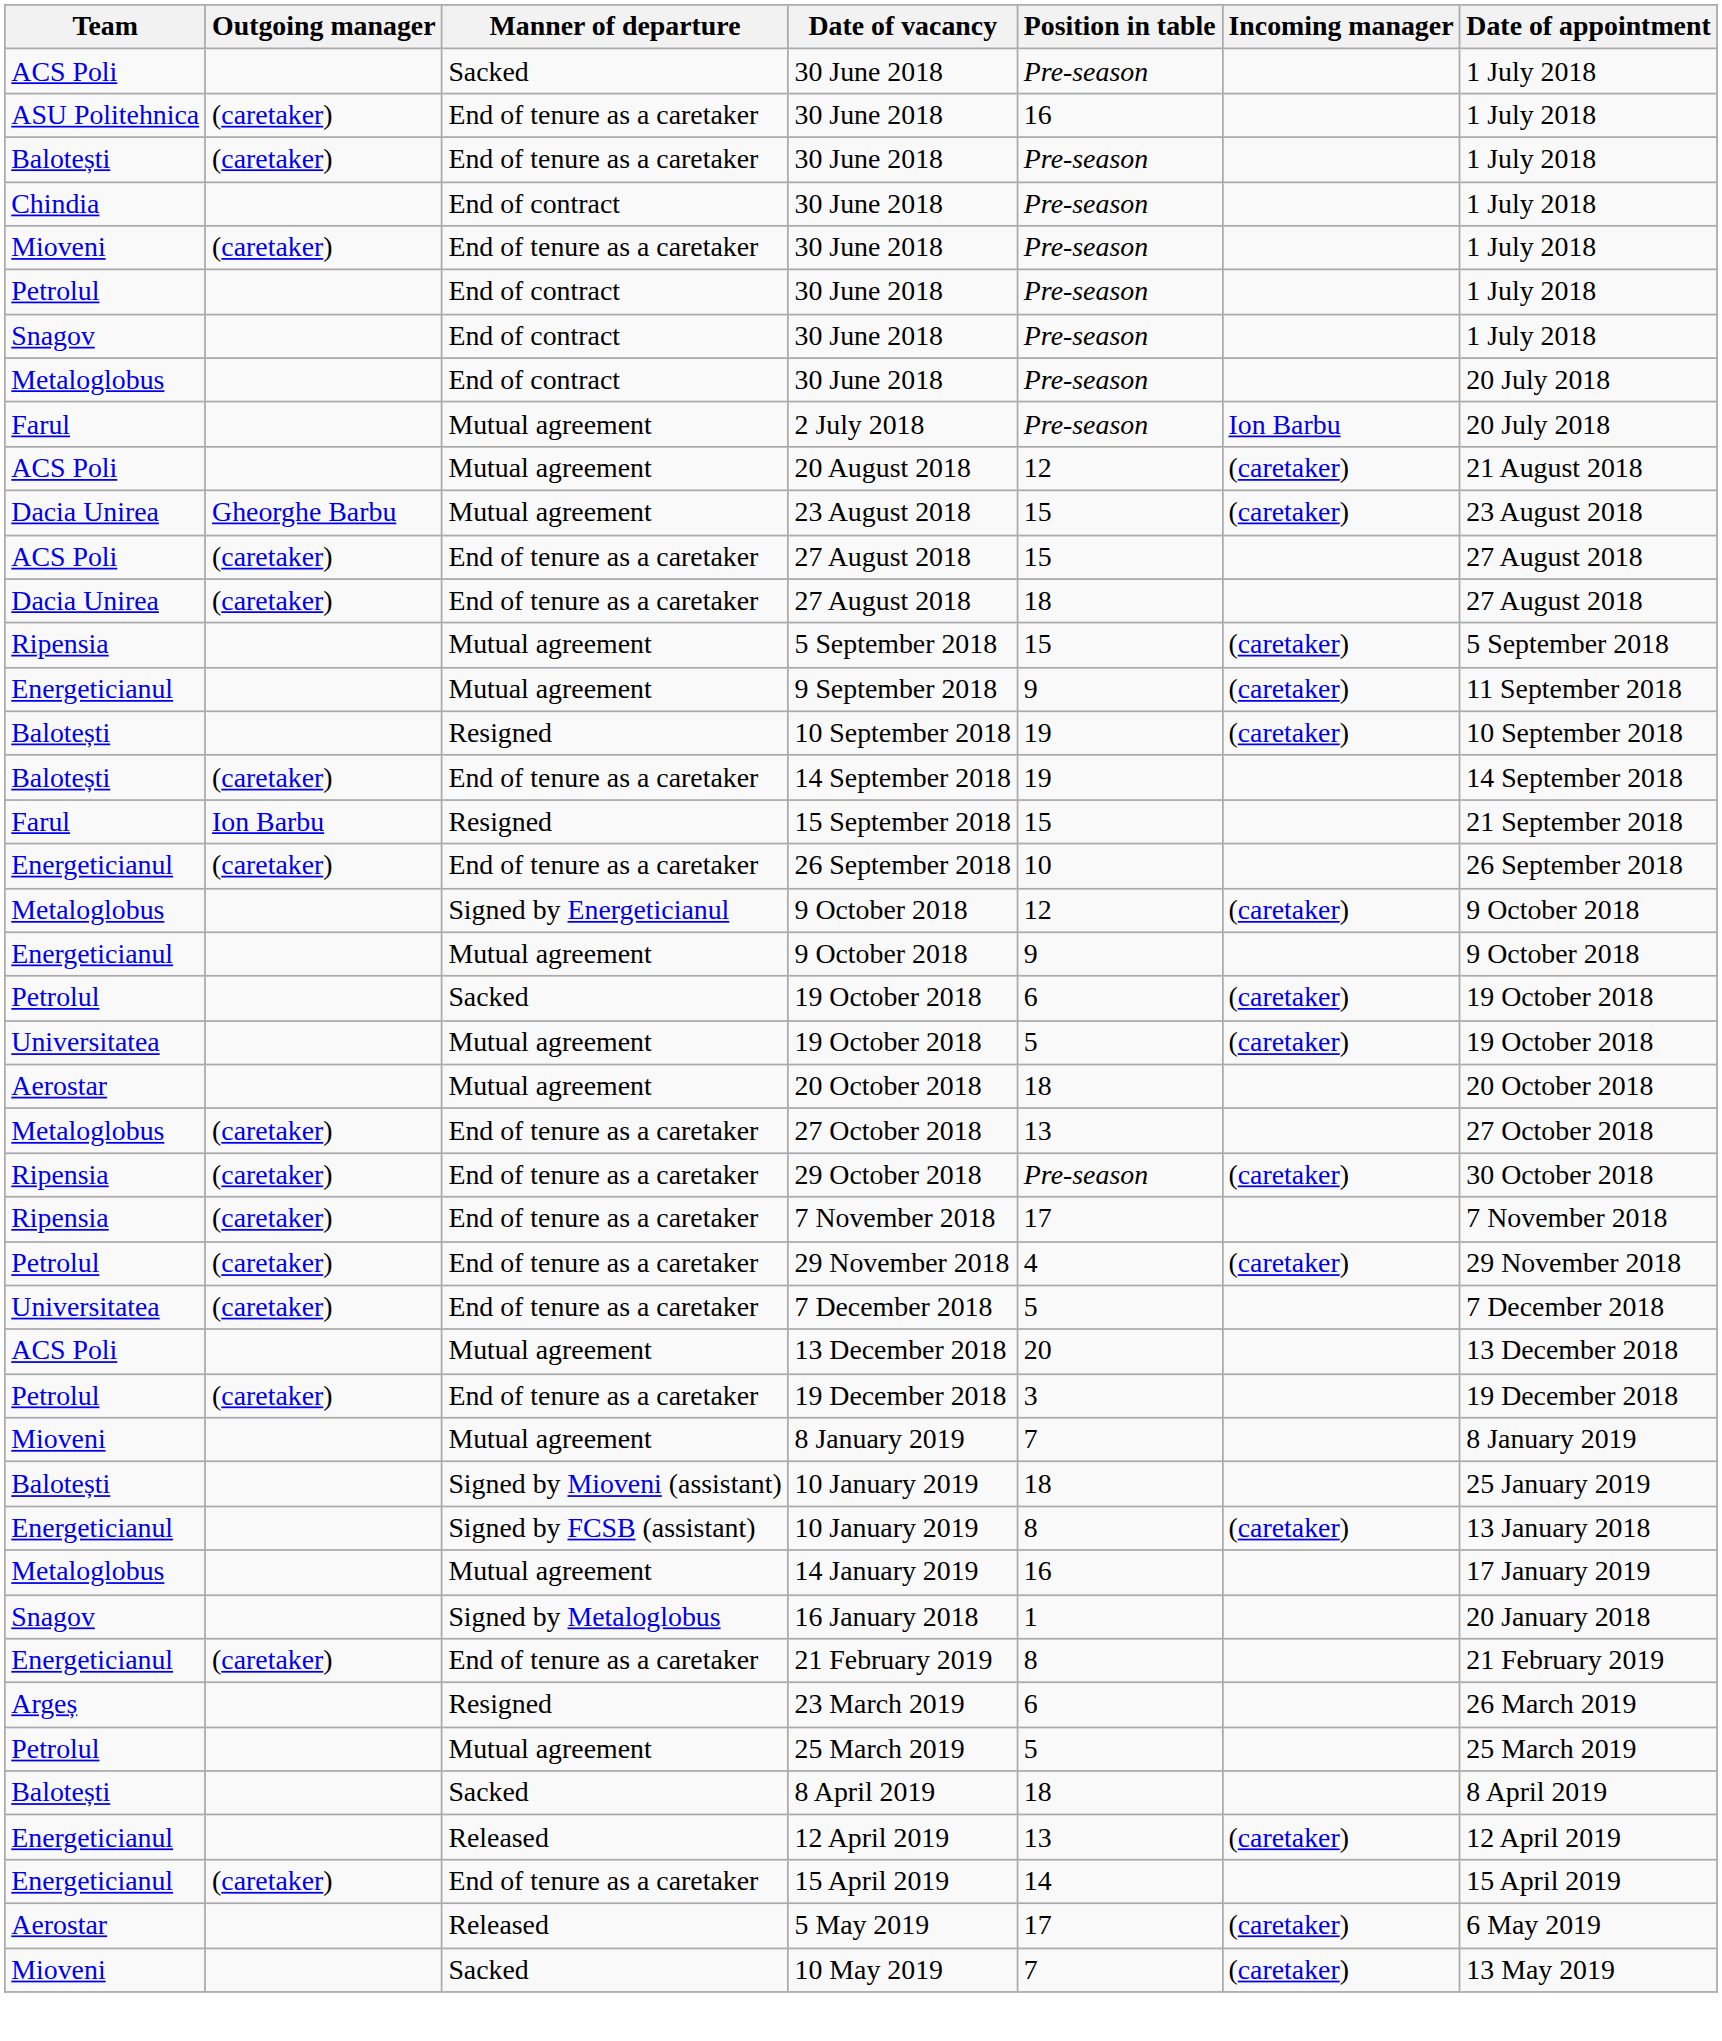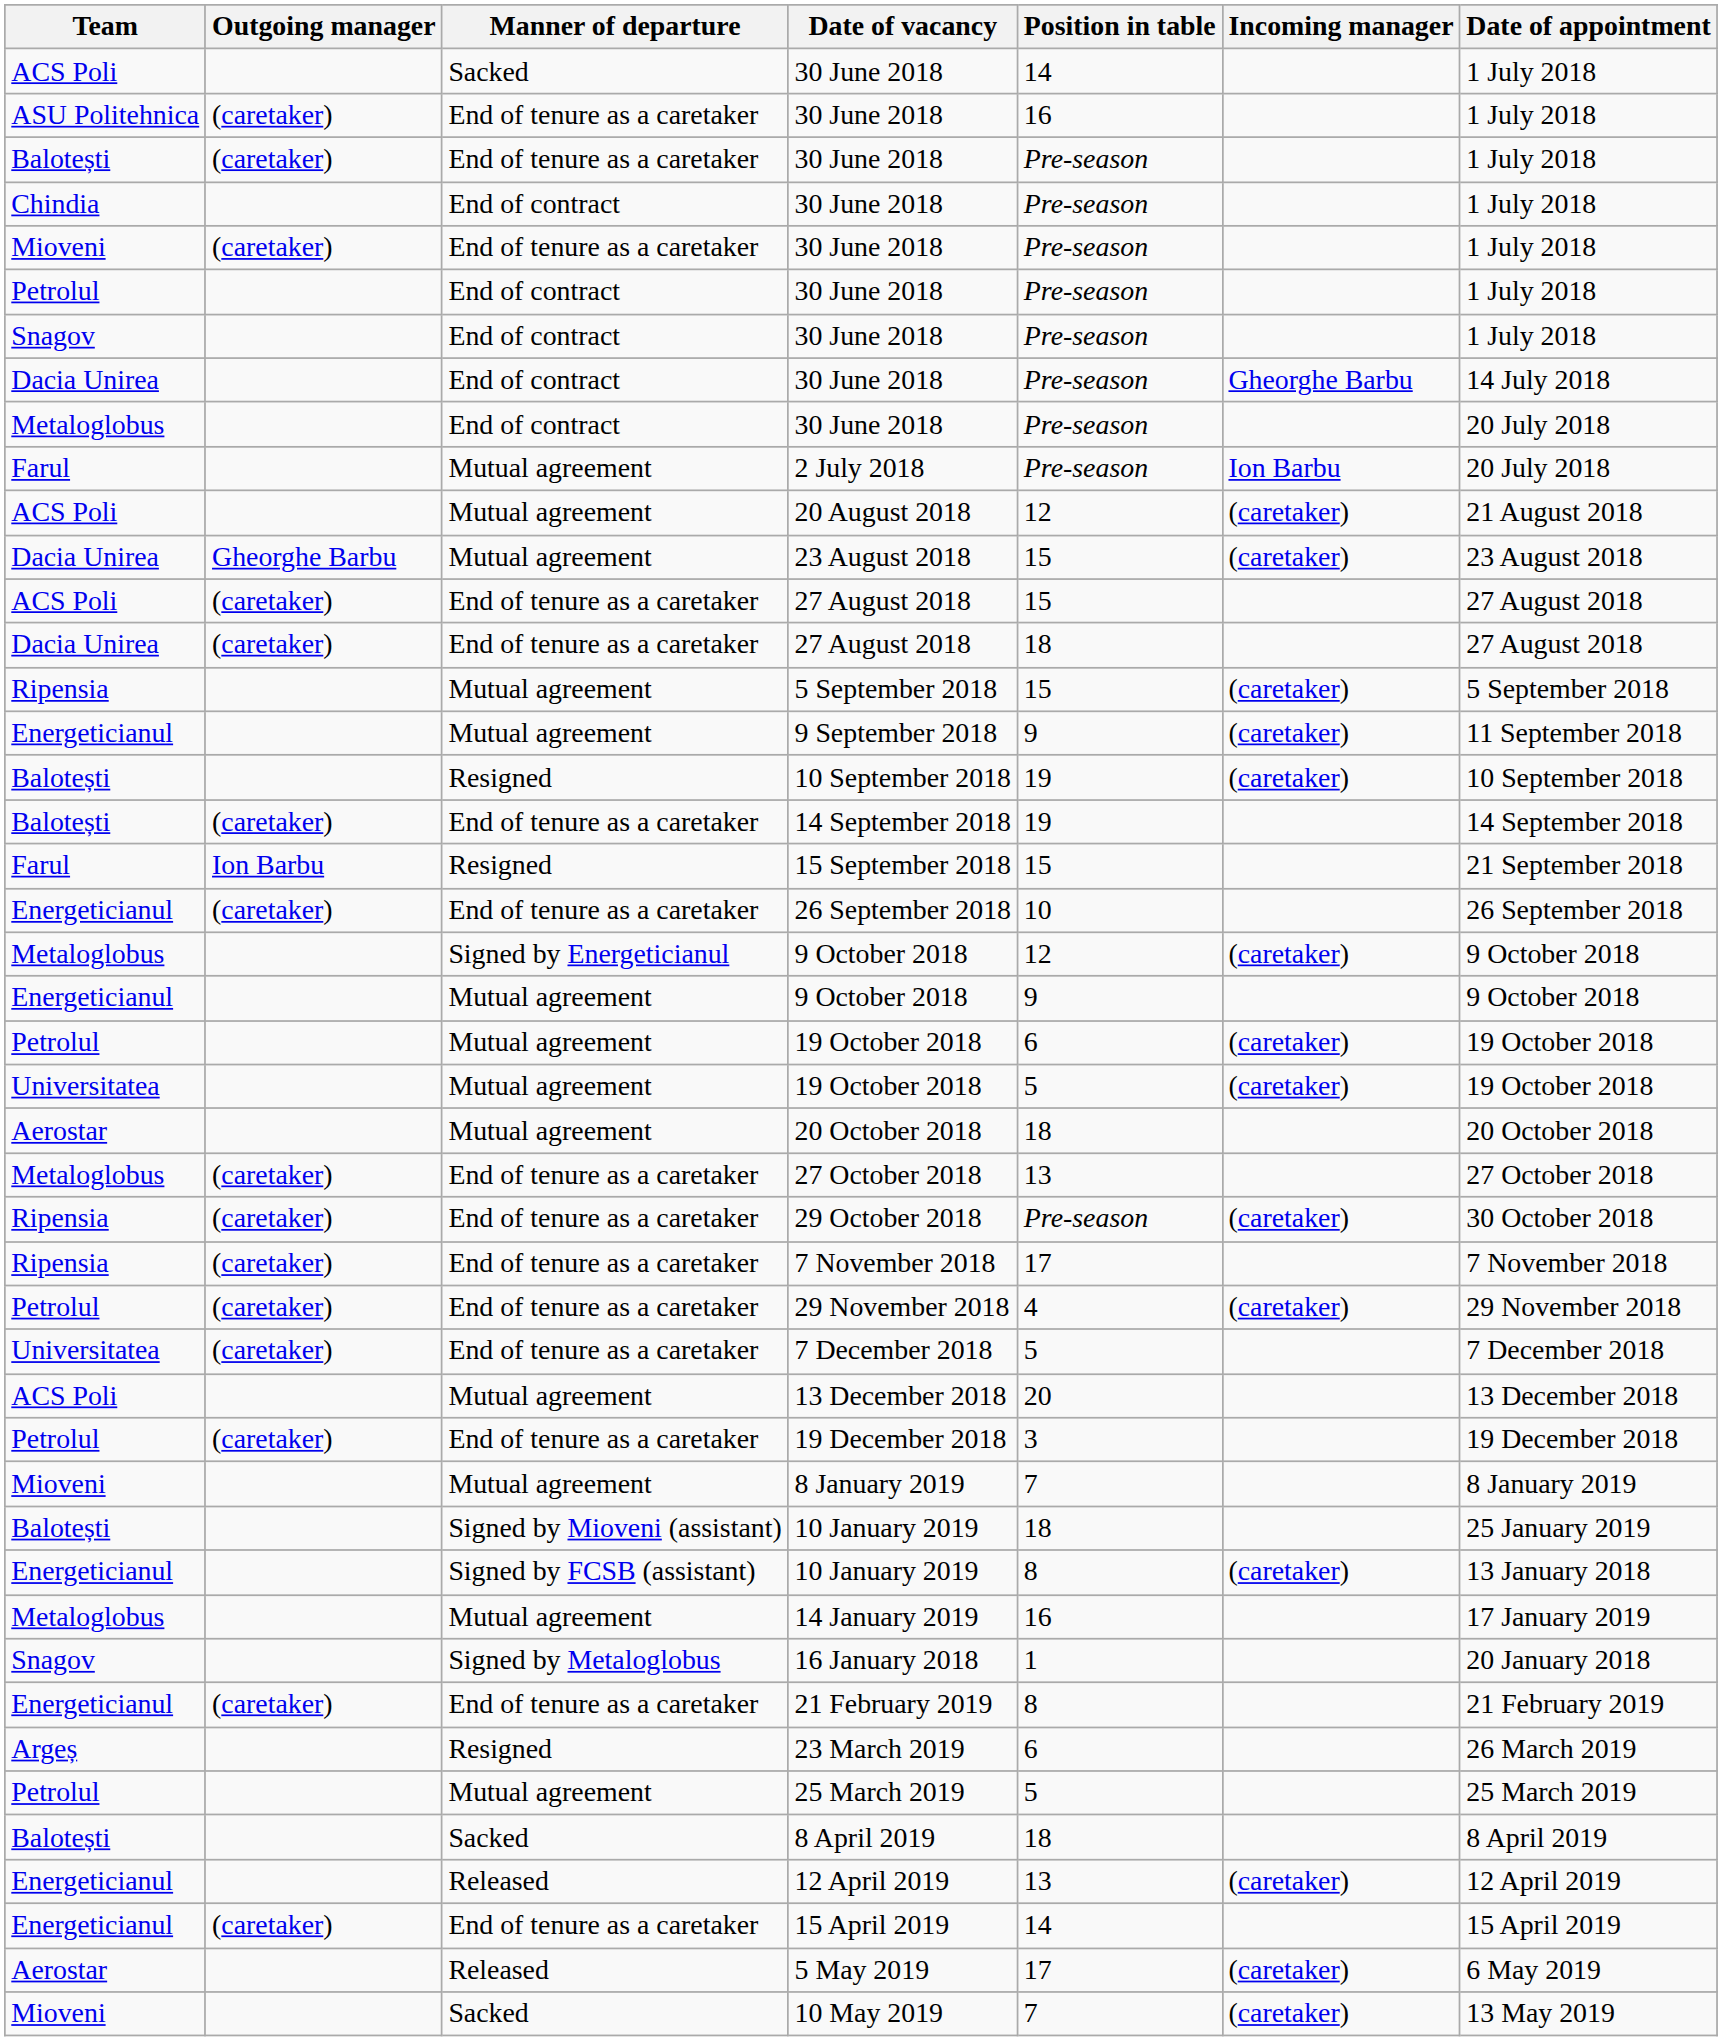(1086, 70) Pre-season -> (1038, 70) 14
+ row: (85, 379)
(489, 997) Sacked -> (550, 1042) Mutual agreement
